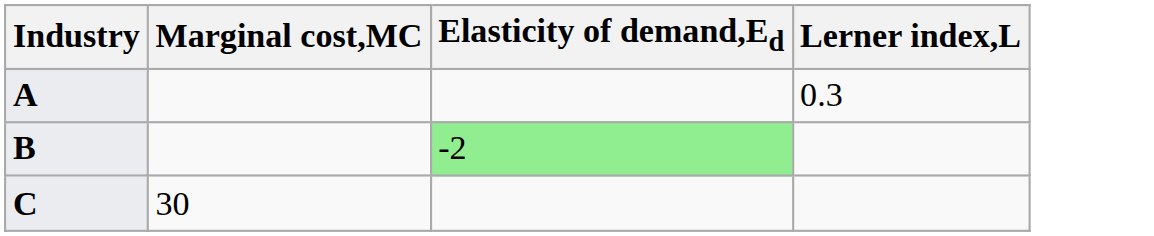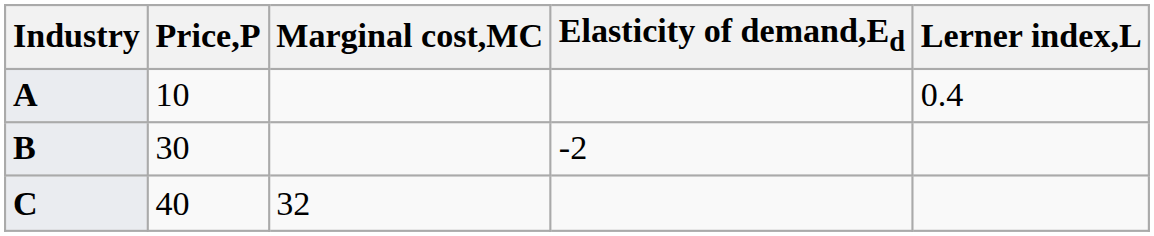+ column: (208, 35)
(821, 94) 0.3 -> (942, 94) 0.4
(452, 148) lightgreen background -> (573, 148) no background
(173, 202) 30 -> (293, 202) 32
